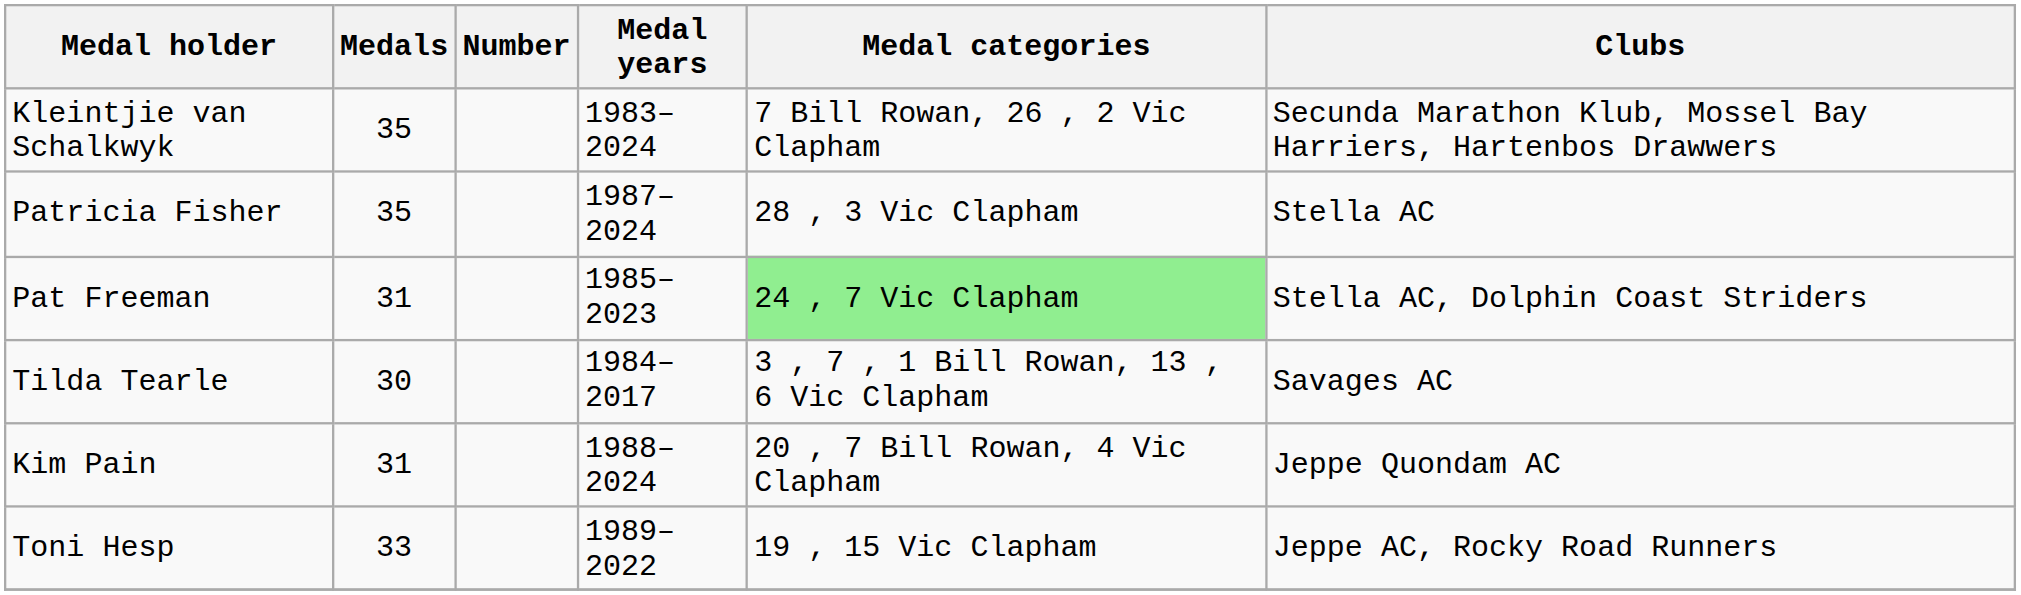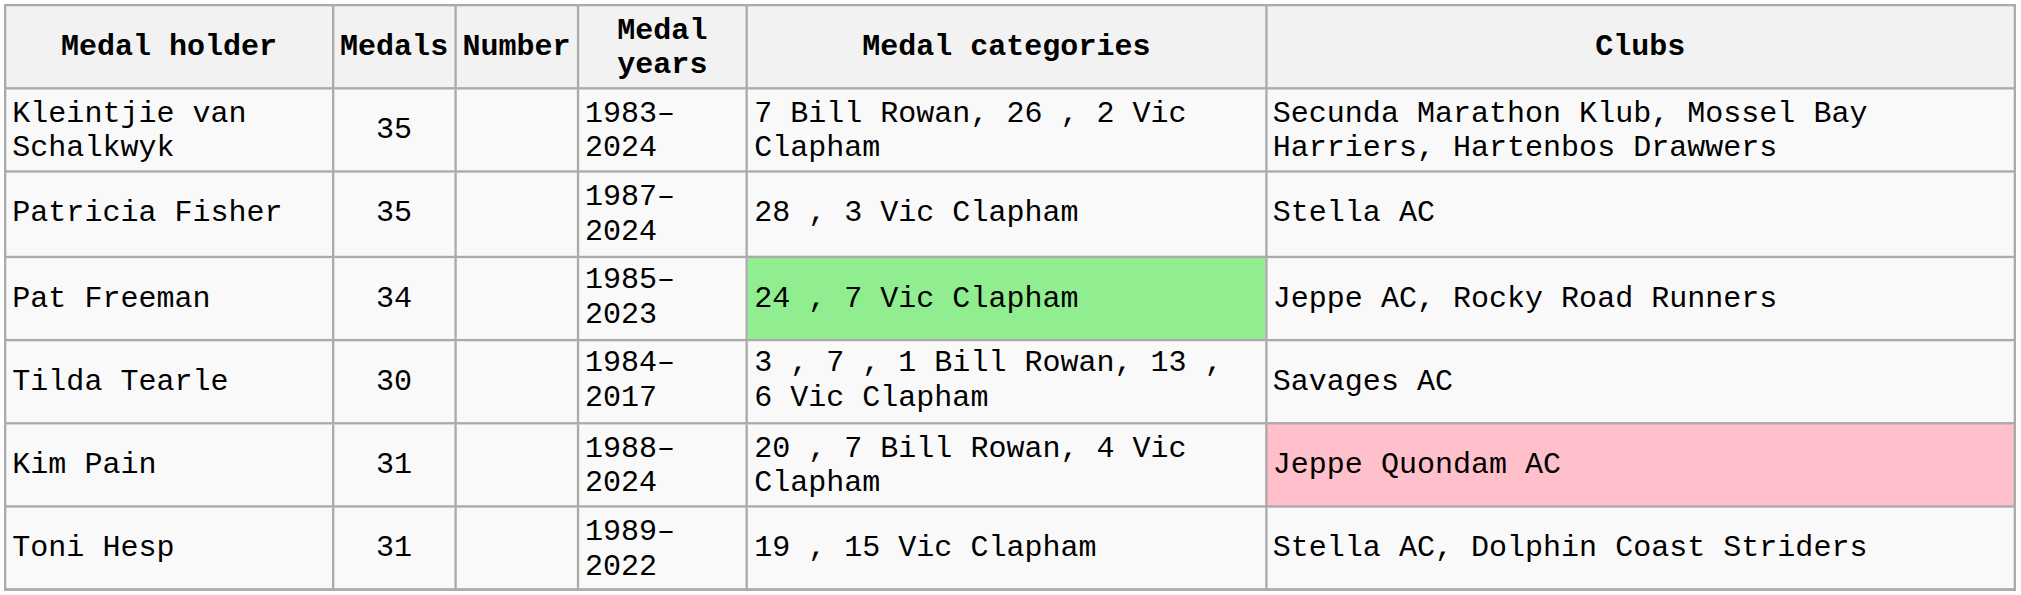(394, 298) 31 -> (394, 298) 34
(1570, 298) Stella AC, Dolphin Coast Striders -> (1525, 298) Jeppe AC, Rocky Road Runners
(1417, 465) no background -> (1417, 465) pink background
(394, 549) 33 -> (394, 549) 31
(1525, 549) Jeppe AC, Rocky Road Runners -> (1570, 549) Stella AC, Dolphin Coast Striders
